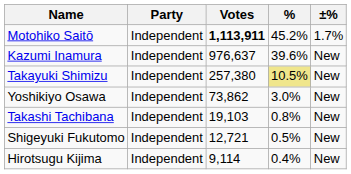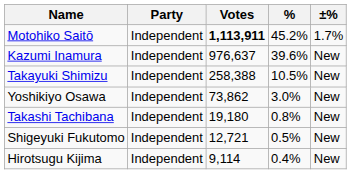(232, 76) 257,380 -> (232, 76) 258,388
(289, 76) khaki background -> (289, 76) no background
(229, 117) 19,103 -> (229, 117) 19,180
